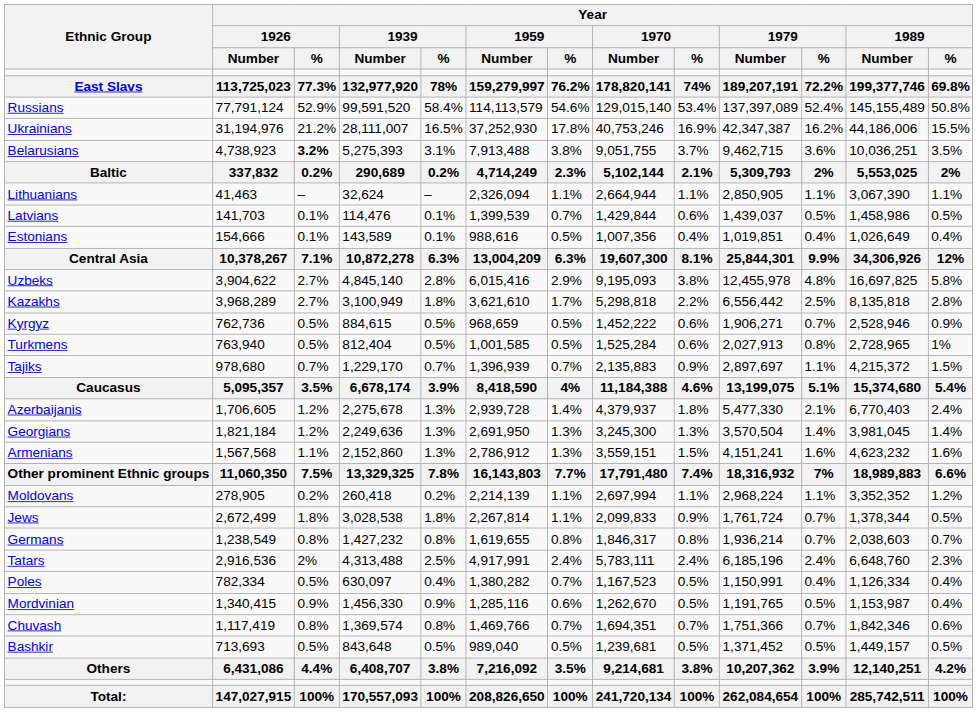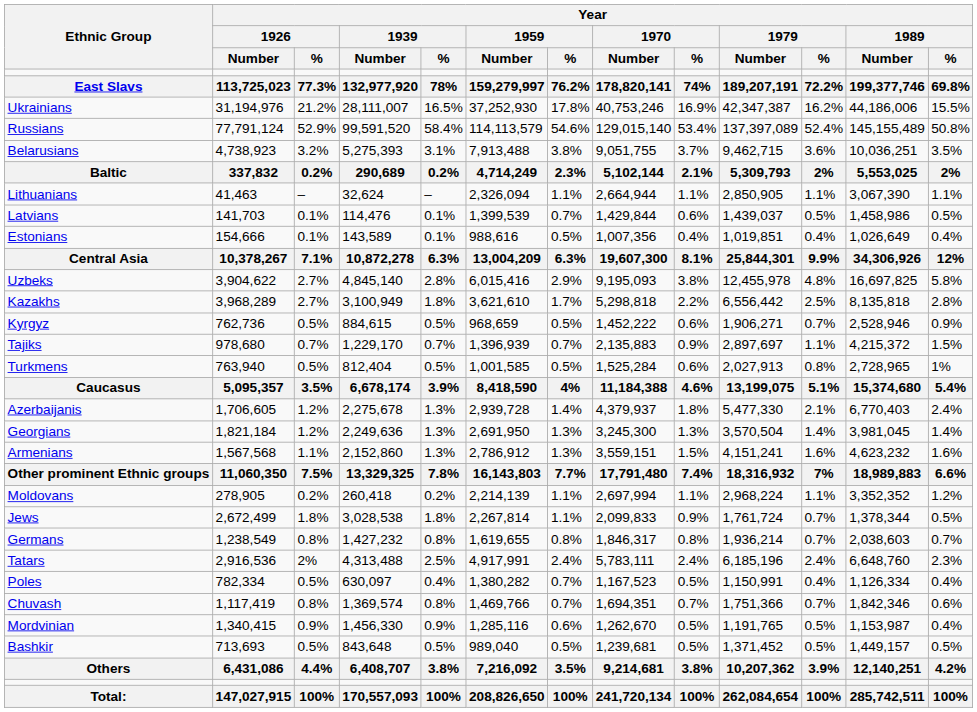rows swapped: (36, 107) <-> (40, 129)
(313, 150) bold -> (313, 150) normal
rows swapped: (25, 366) <-> (38, 345)
rows swapped: (34, 625) <-> (41, 603)
